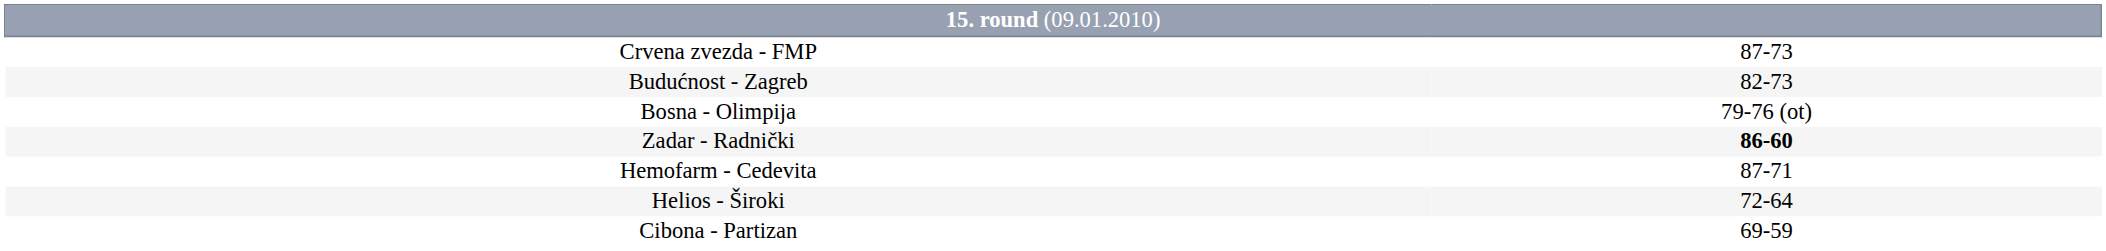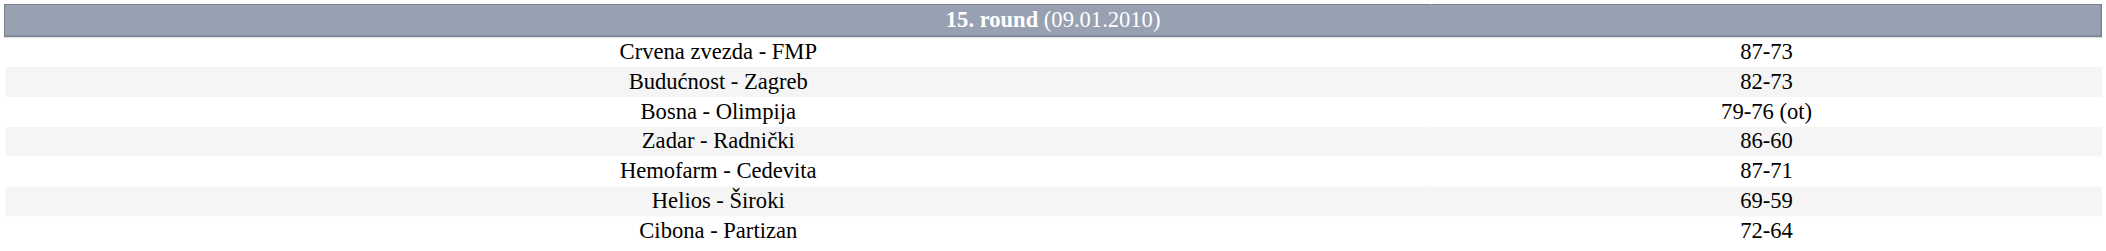(1767, 141) bold -> (1767, 141) normal
(1767, 201) 72-64 -> (1767, 201) 69-59
(1767, 231) 69-59 -> (1767, 231) 72-64
